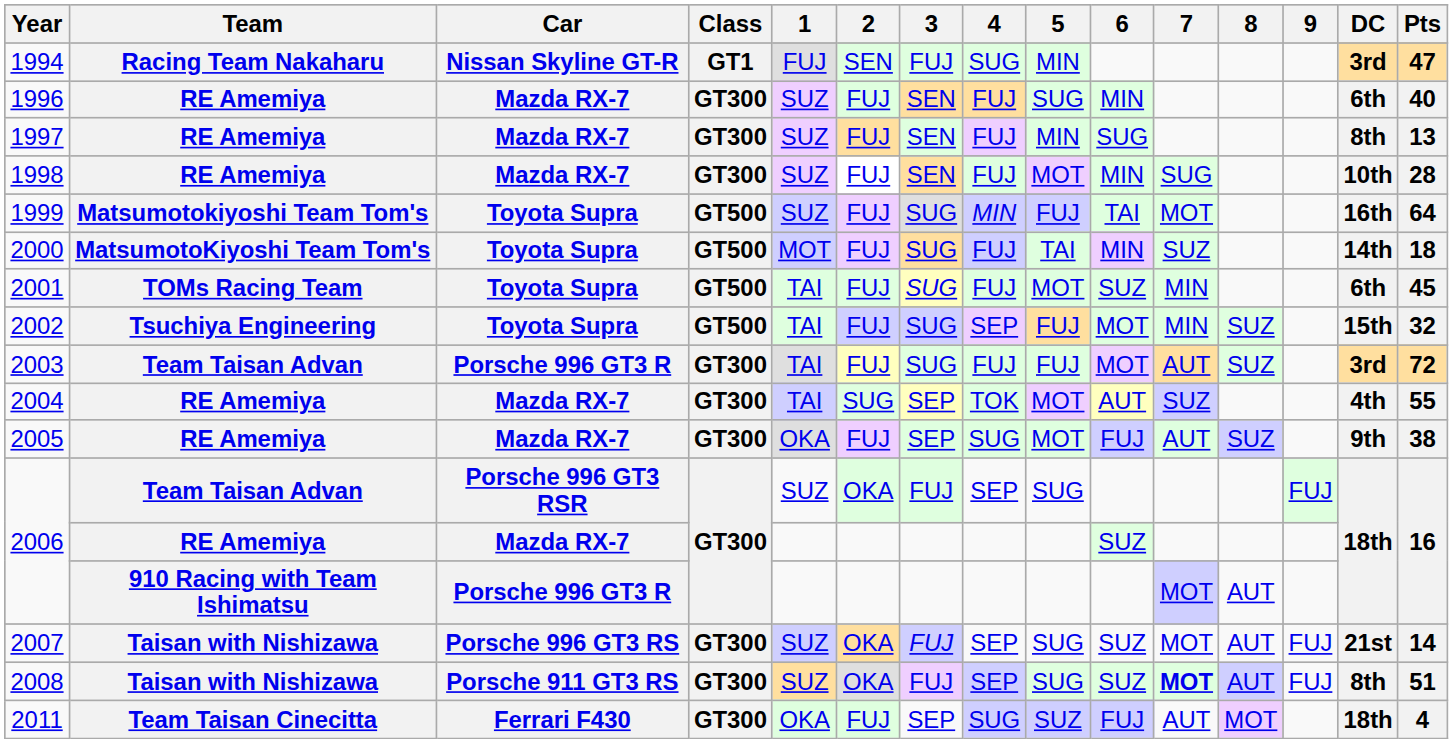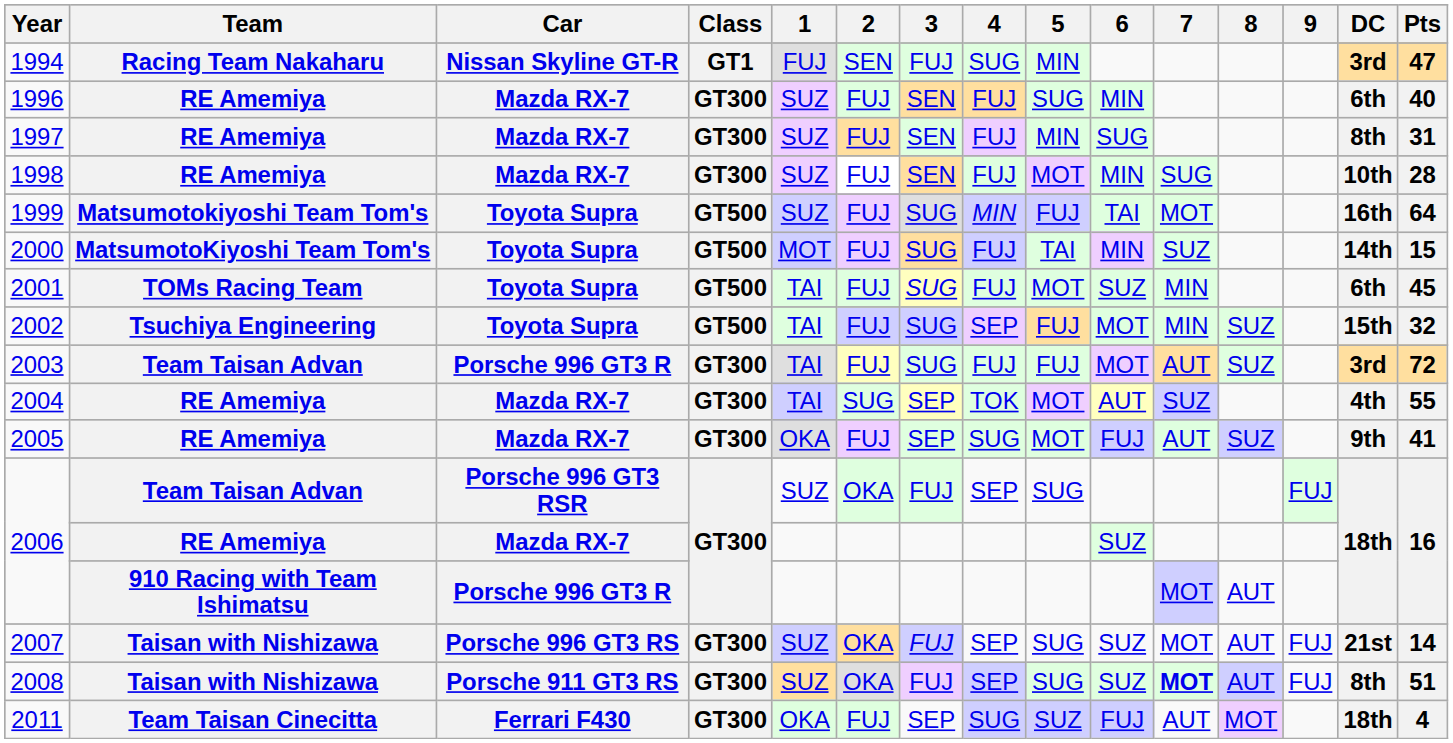(1423, 137) 13 -> (1423, 137) 31
(1423, 251) 18 -> (1423, 251) 15
(1423, 440) 38 -> (1423, 440) 41
